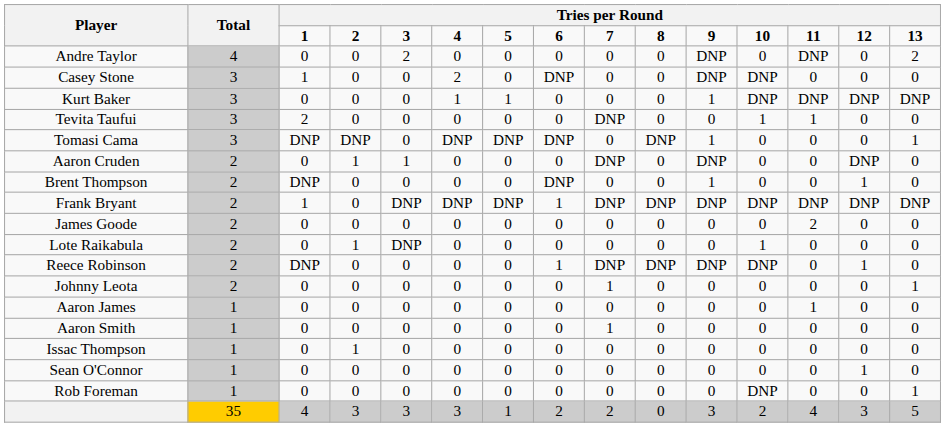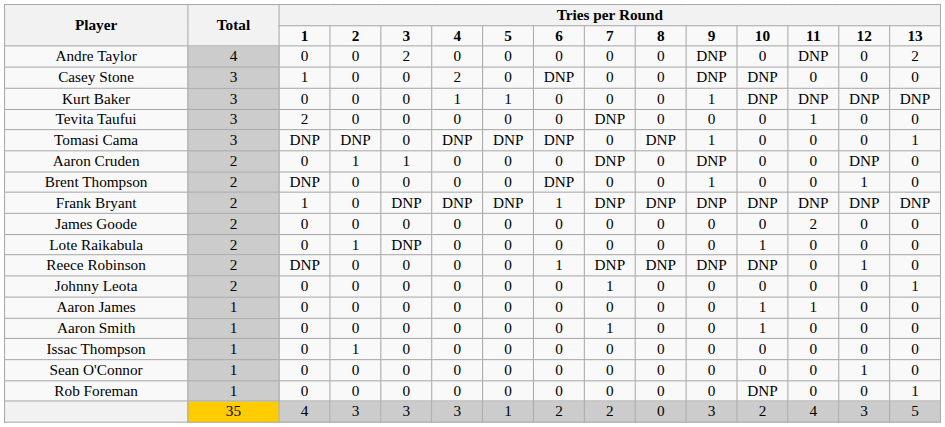(762, 119) 1 -> (762, 119) 0
(762, 307) 0 -> (762, 307) 1
(762, 328) 0 -> (762, 328) 1
